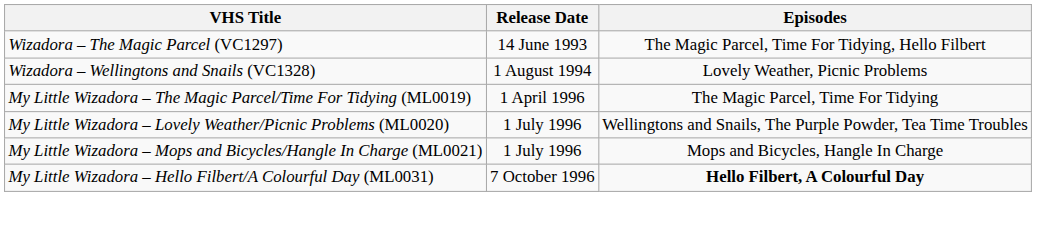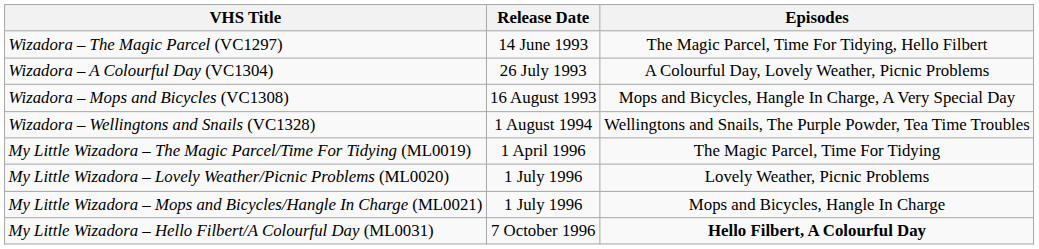+ row: (141, 71)
+ row: (149, 97)
(815, 71) Lovely Weather, Picnic Problems -> (817, 124) Wellingtons and Snails, The Purple Powder, Tea Time Troubles
(815, 124) Wellingtons and Snails, The Purple Powder, Tea Time Troubles -> (817, 177) Lovely Weather, Picnic Problems
